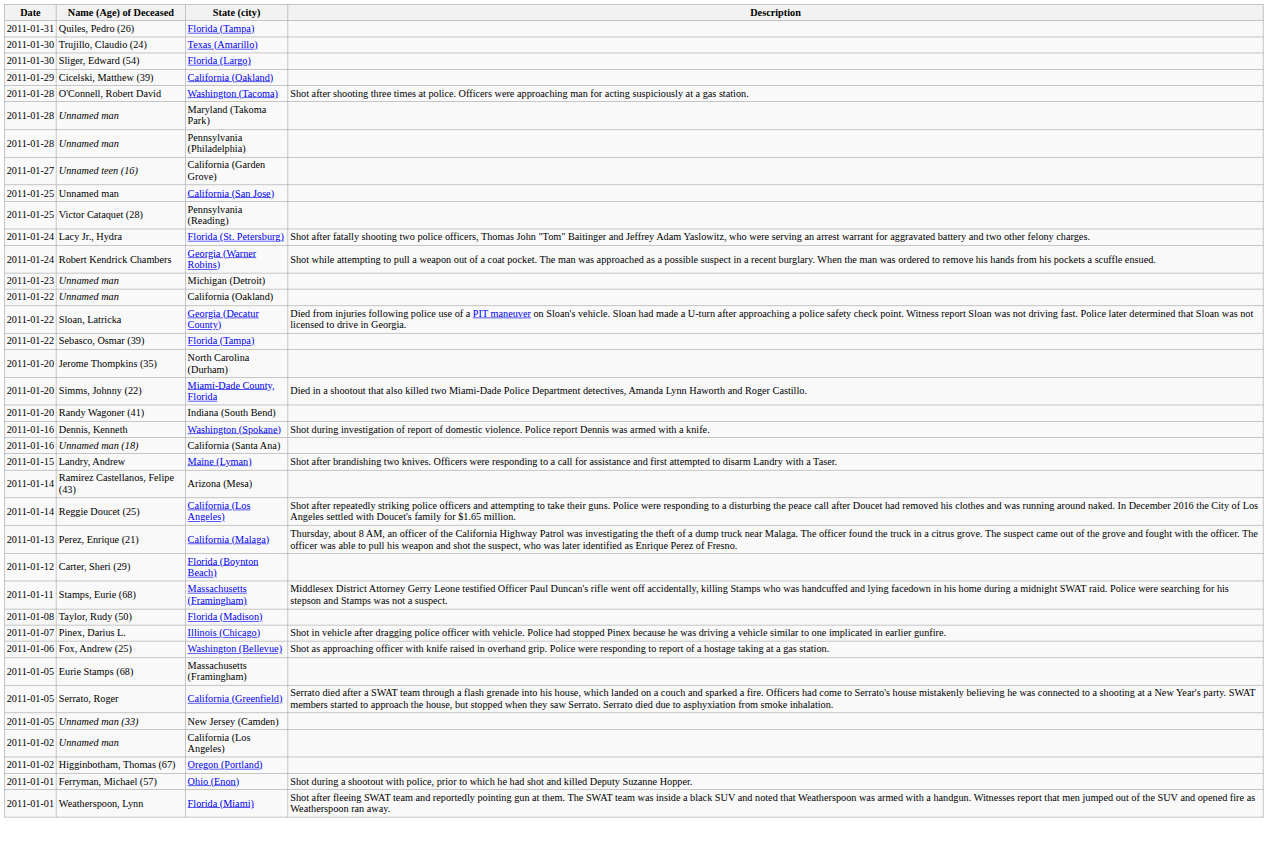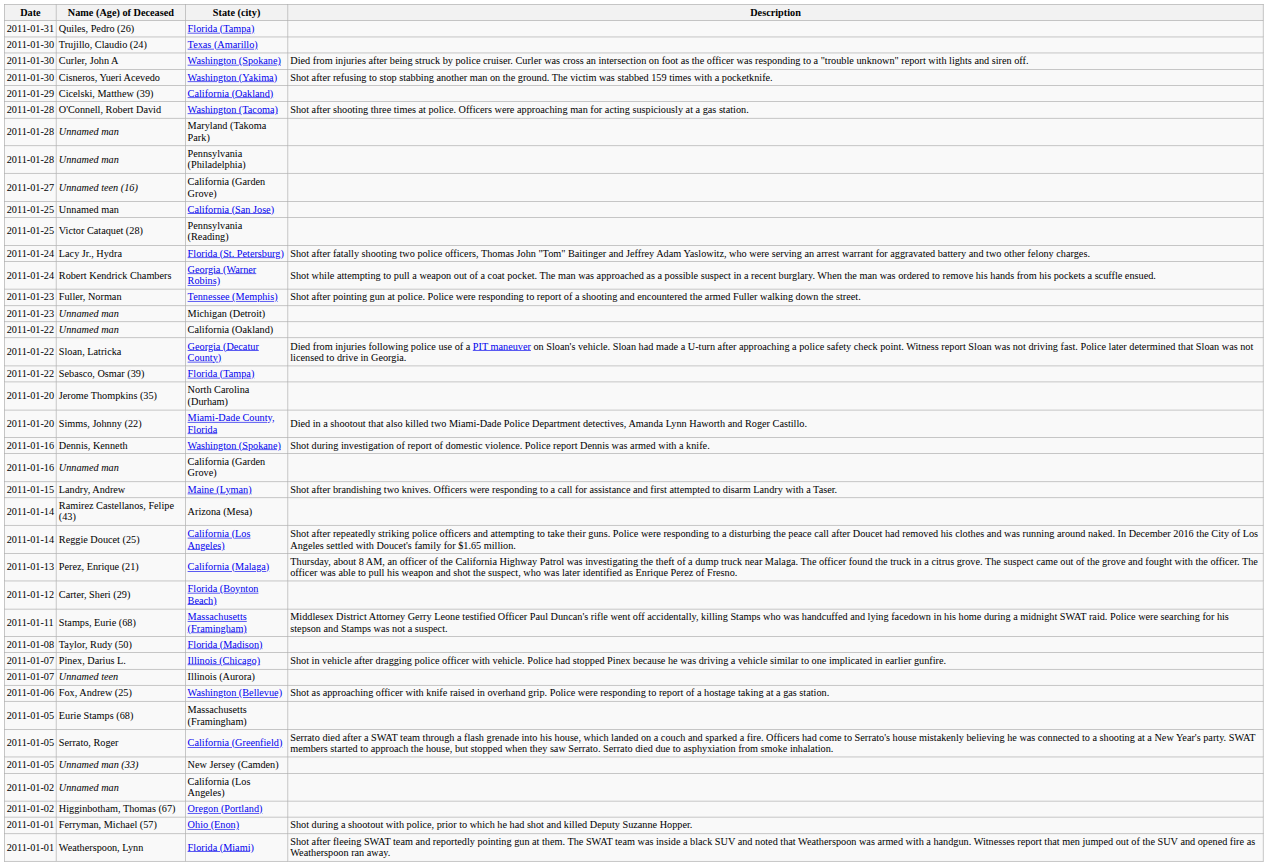+ row: (89, 61)
+ row: (109, 77)
- row: (99, 61)
+ row: (90, 297)
- row: (102, 413)
+ row: (89, 467)
- row: (99, 445)
+ row: (89, 677)
